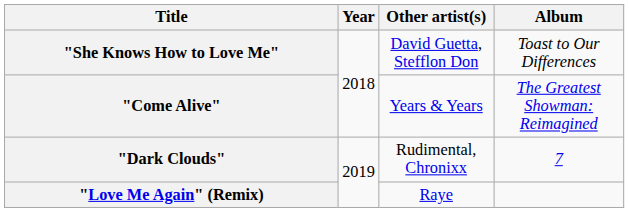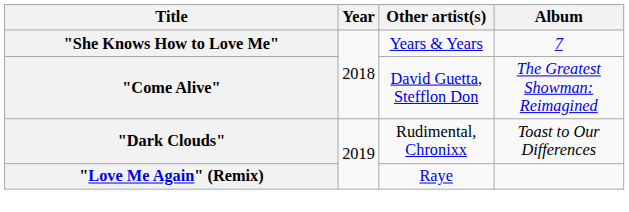(436, 52) David Guetta, Stefflon Don -> (436, 43) Years & Years
(559, 52) Toast to Our Differences -> (559, 43) 7
(436, 105) Years & Years -> (436, 87) David Guetta, Stefflon Don
(559, 159) 7 -> (559, 140) Toast to Our Differences
